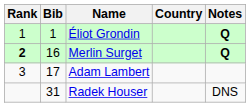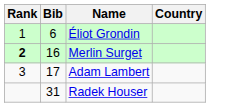- column: (225, 14)
(53, 33) 1 -> (53, 33) 6
